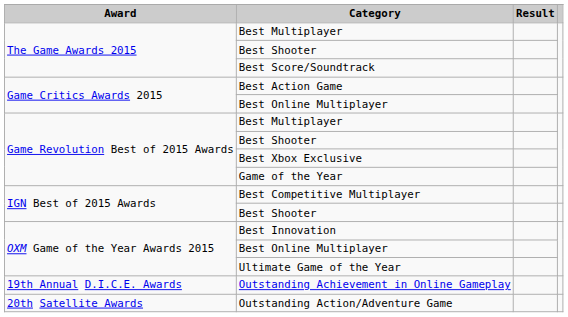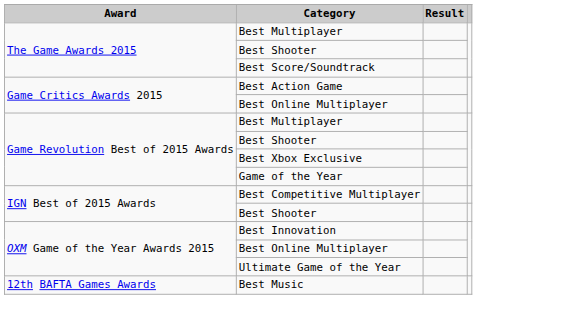- row: (94, 284)
- row: (75, 303)
+ row: (82, 284)
